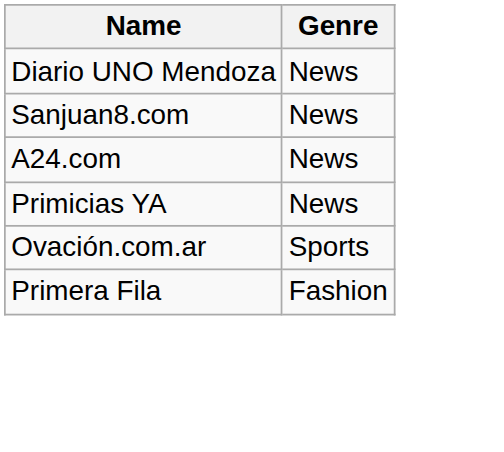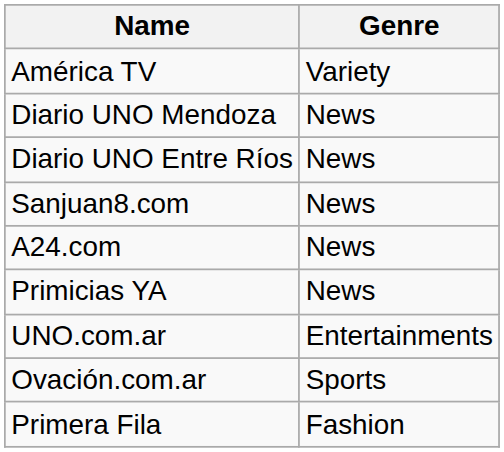+ row: (84, 70)
+ row: (152, 159)
+ row: (89, 335)
